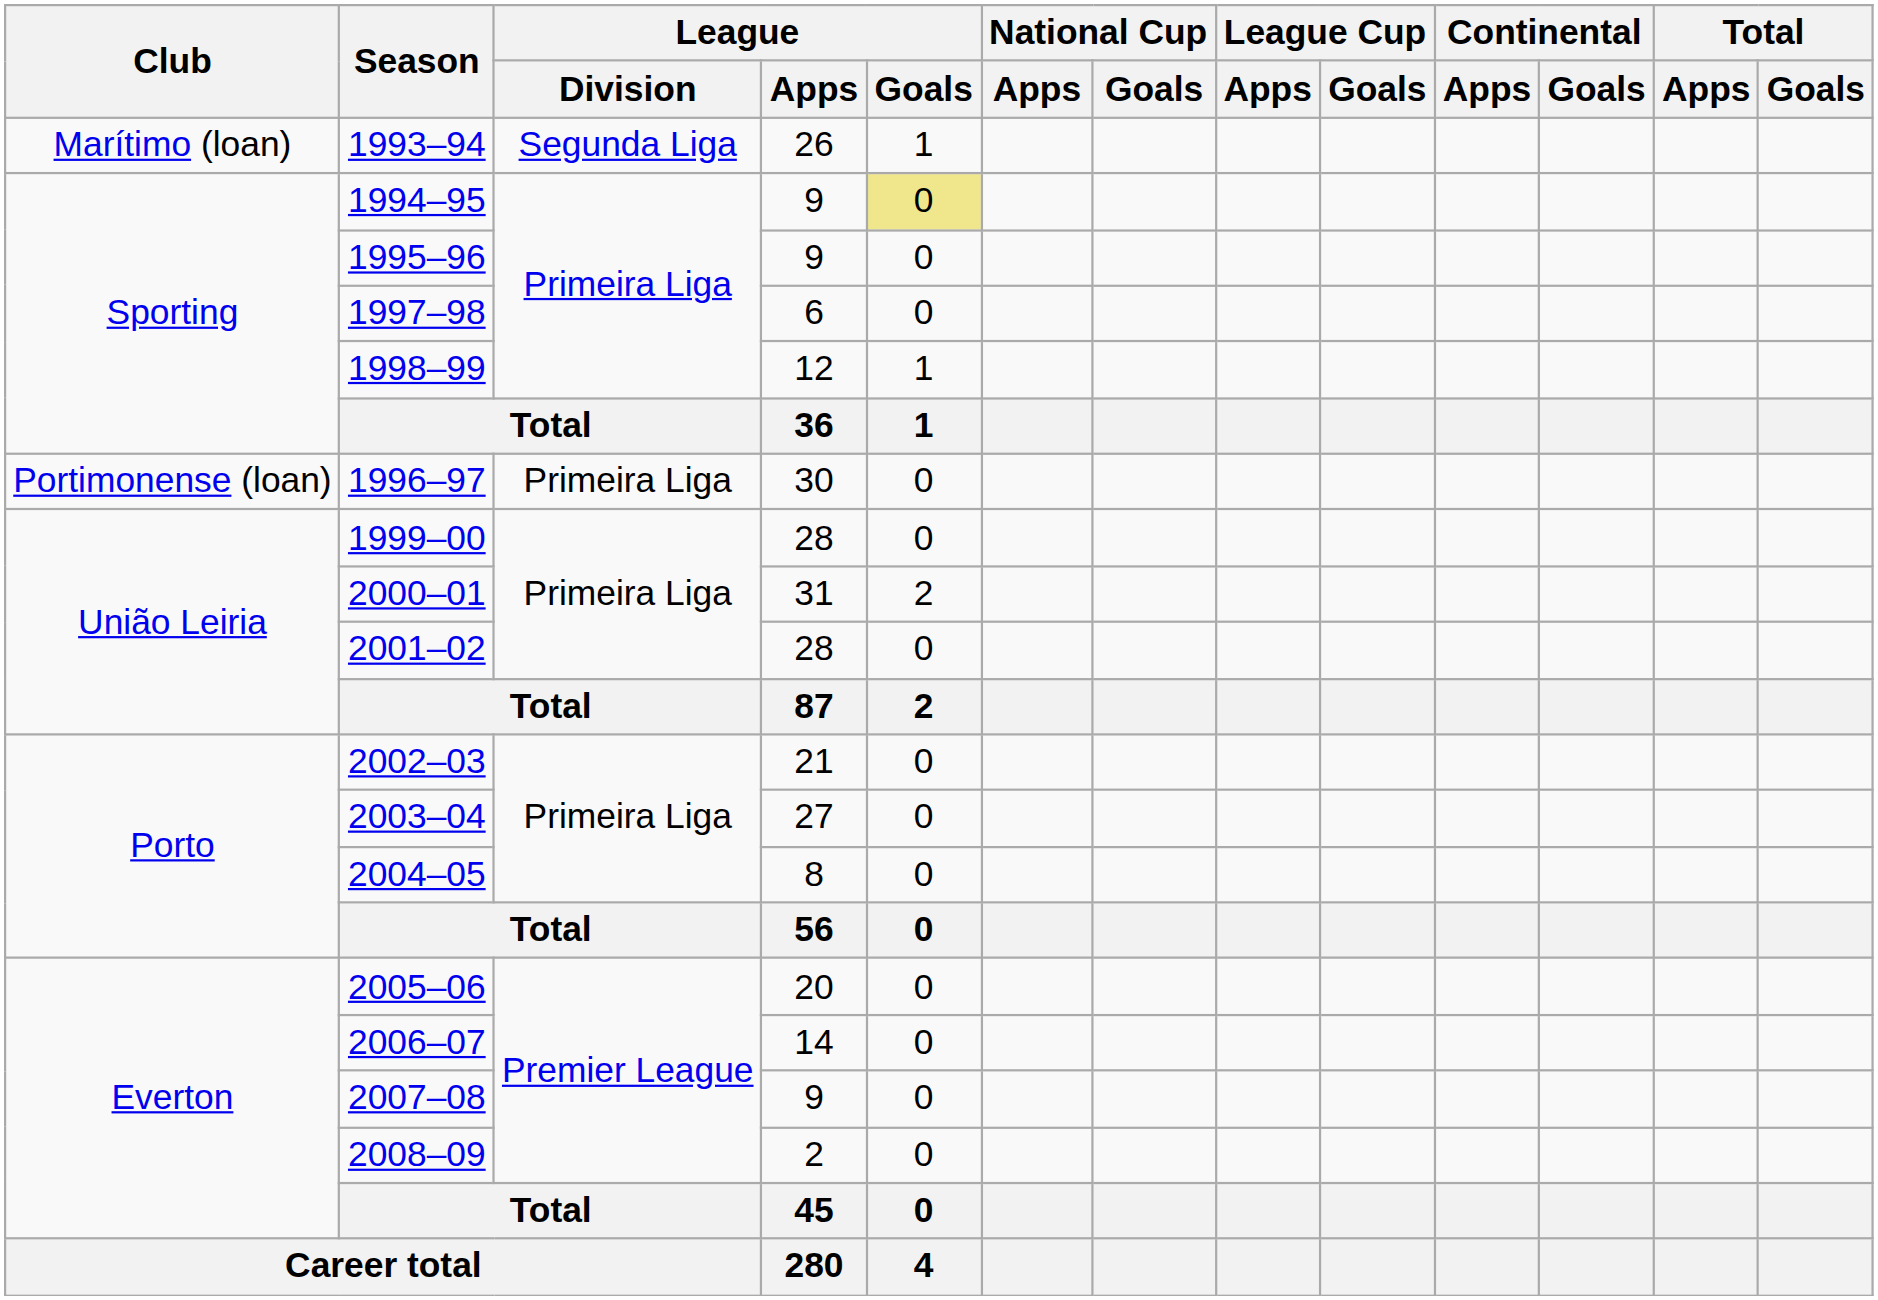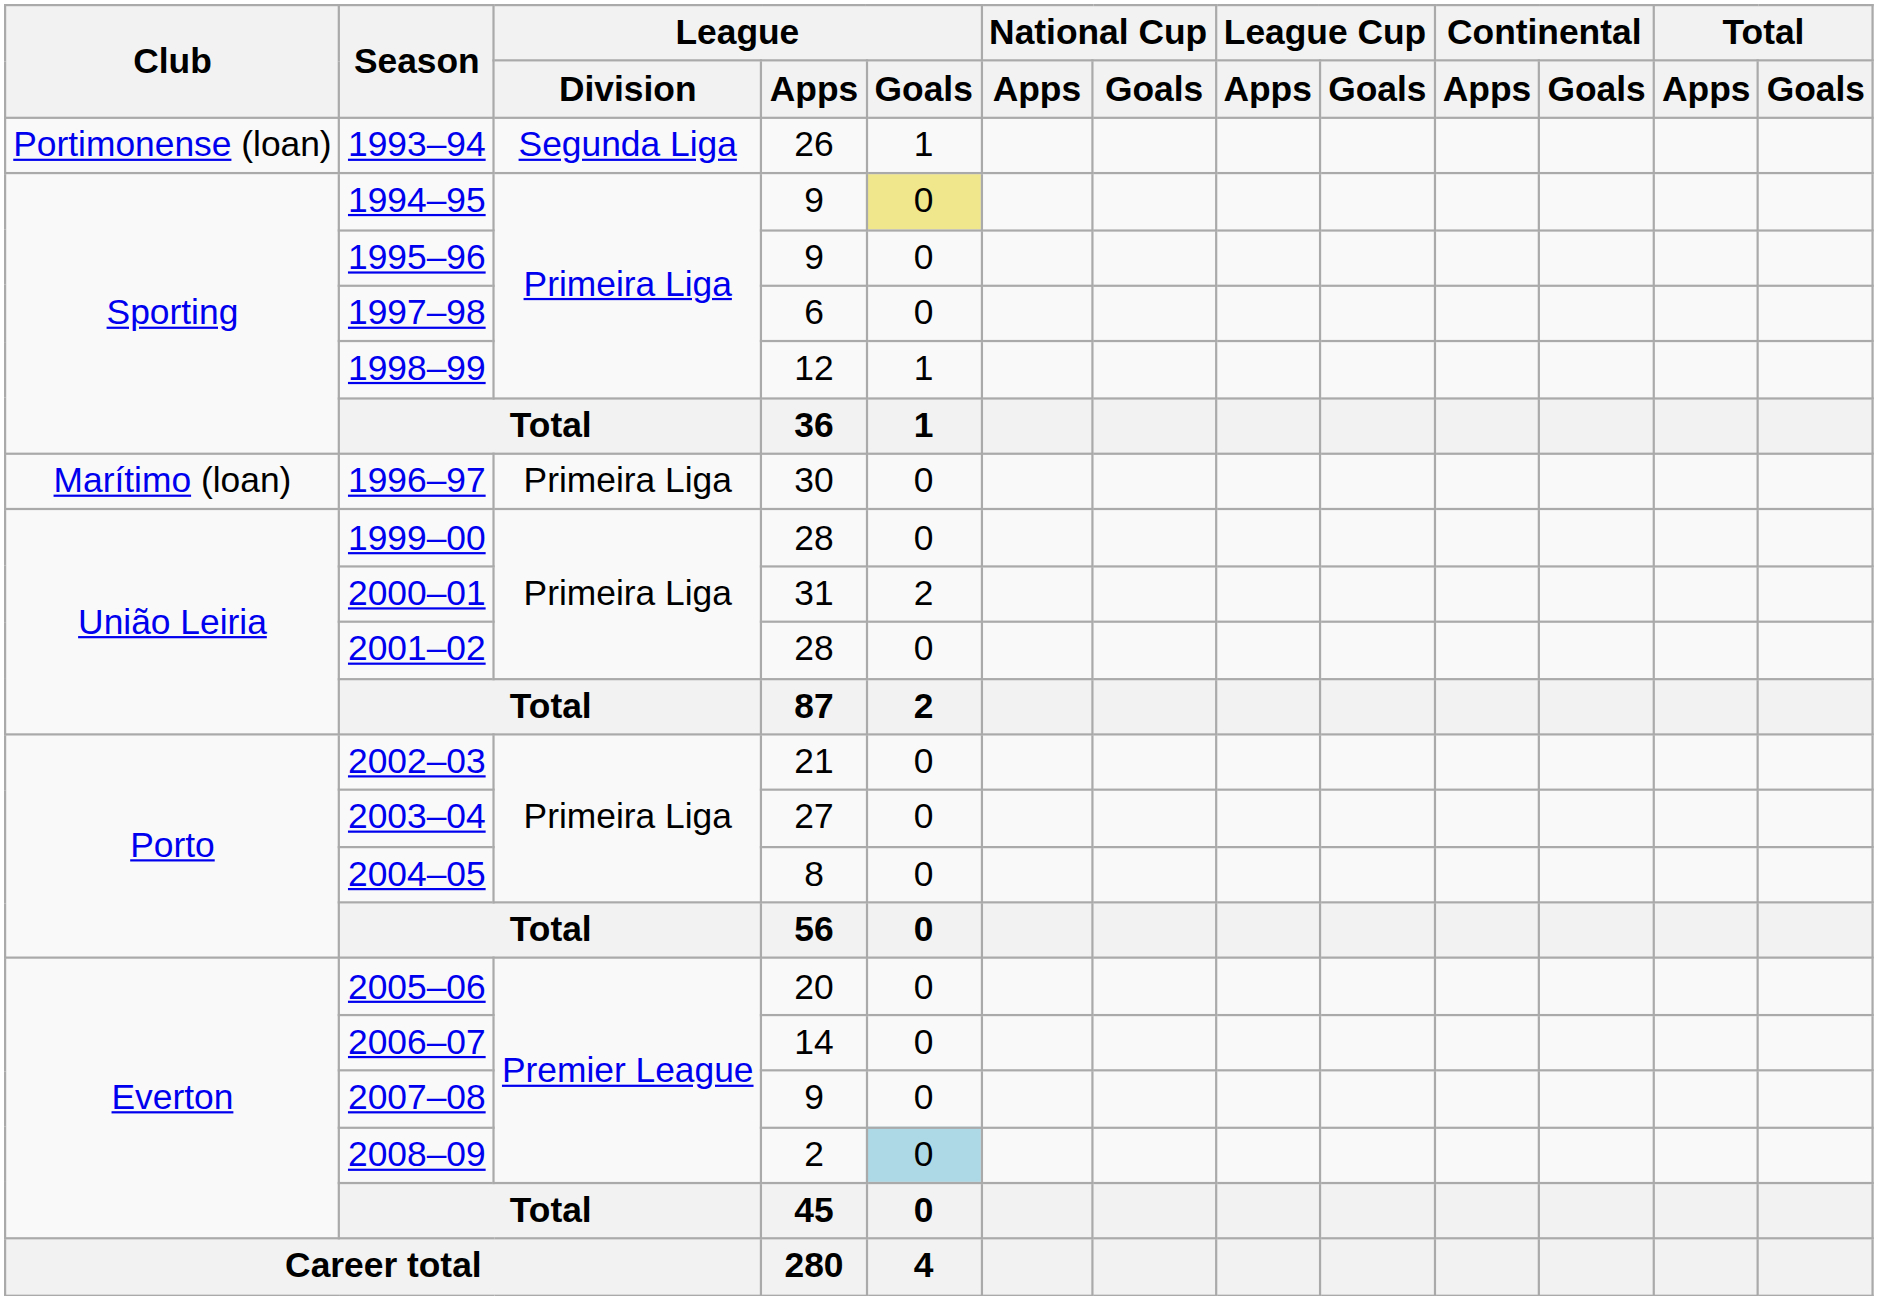(172, 144) Marítimo (loan) -> (172, 144) Portimonense (loan)
(172, 481) Portimonense (loan) -> (172, 481) Marítimo (loan)
(924, 1154) no background -> (924, 1154) lightblue background
